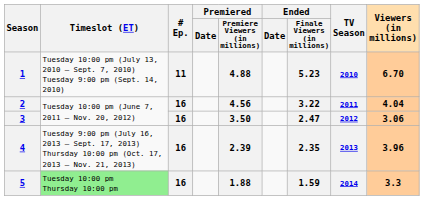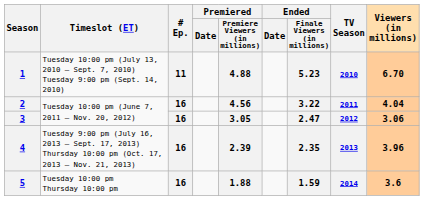(240, 118) 3.50 -> (240, 118) 3.05
(80, 184) lightgreen background -> (80, 184) no background
(393, 183) 3.3 -> (393, 183) 3.6
